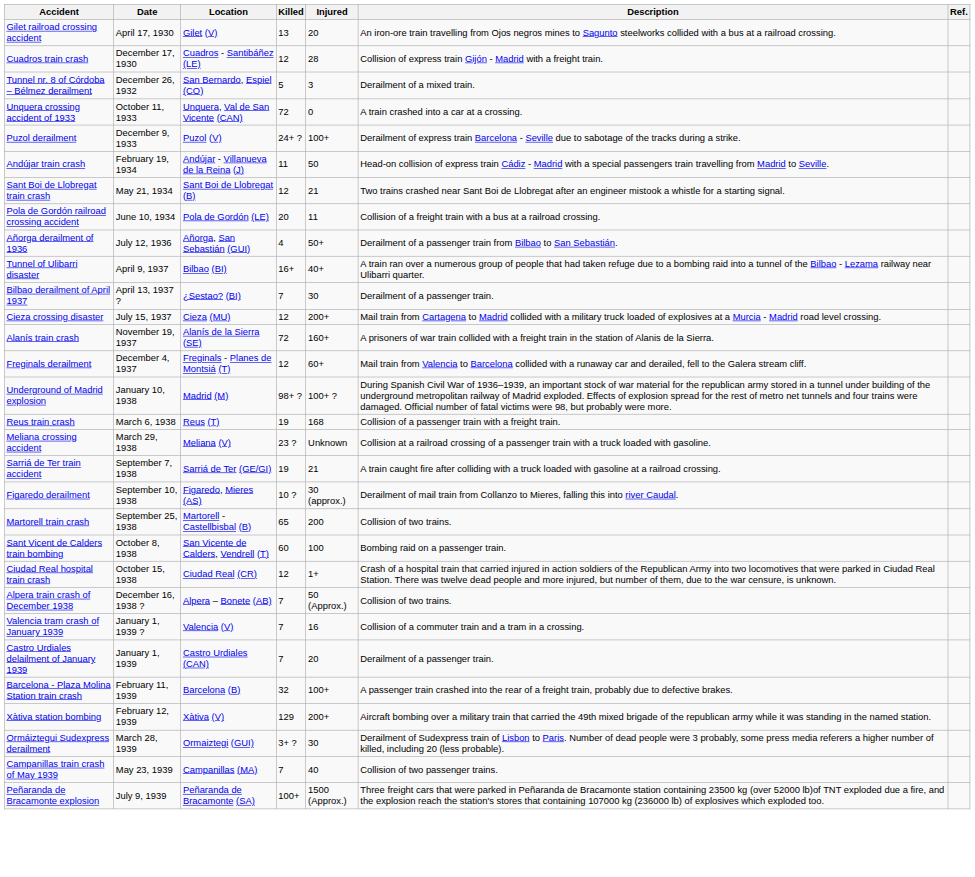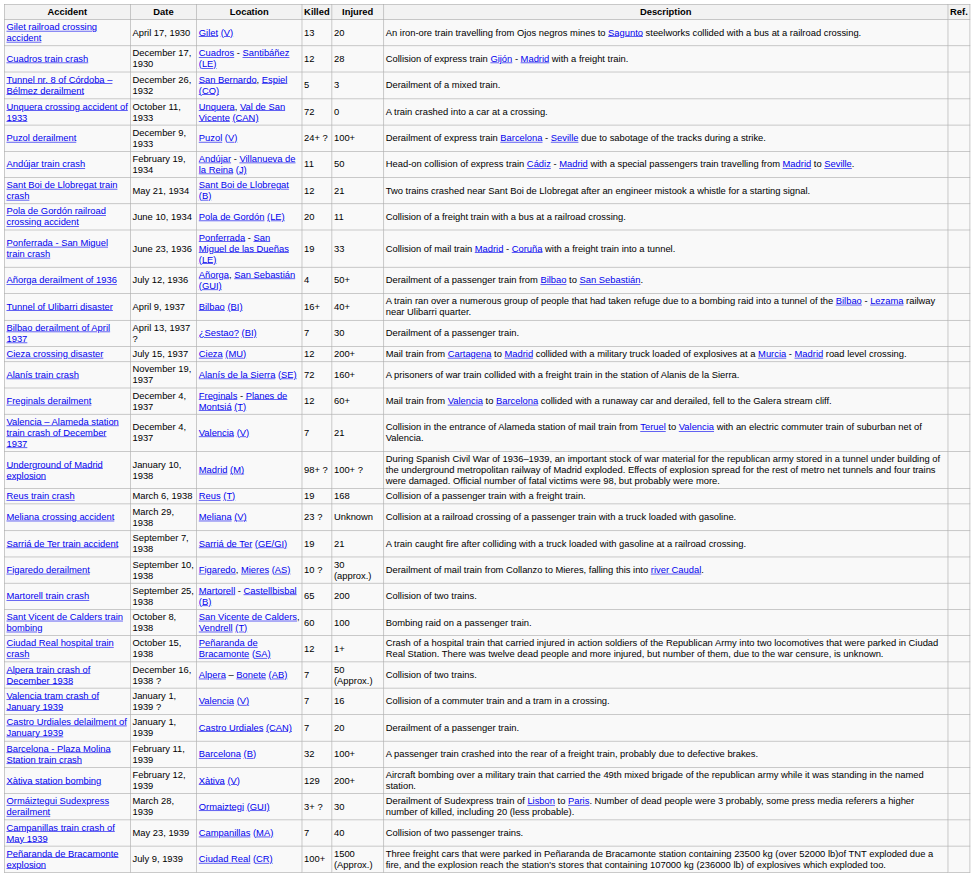+ row: (57, 249)
+ row: (63, 433)
(220, 574) Ciudad Real (CR) -> (235, 649) Peñaranda de Bracamonte (SA)
(219, 796) Peñaranda de Bracamonte (SA) -> (236, 859) Ciudad Real (CR)
